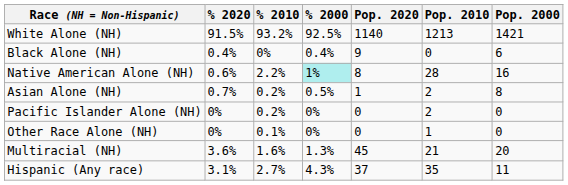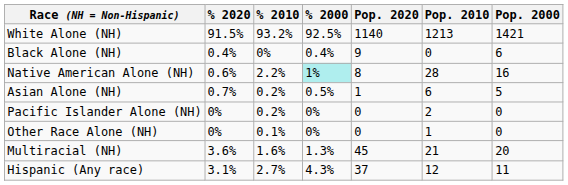(428, 92) 2 -> (428, 92) 6
(499, 92) 8 -> (499, 92) 5
(432, 170) 35 -> (432, 170) 12
